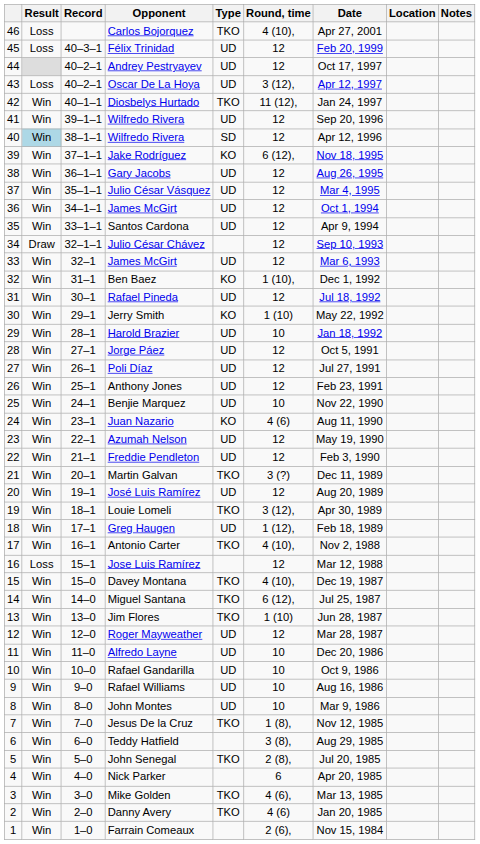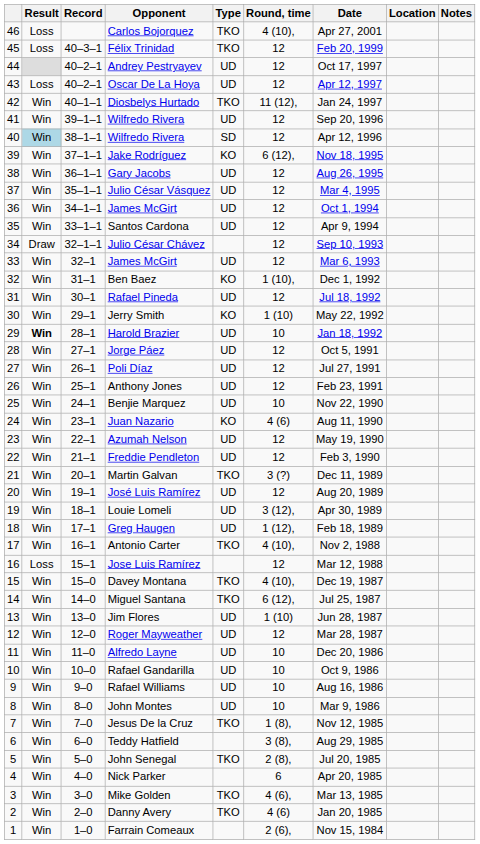(228, 48) UD -> (228, 48) TKO
(278, 84) 3 (12), -> (278, 84) 12
(42, 333) normal -> (42, 333) bold
(228, 510) TKO -> (228, 510) UD
(228, 617) TKO -> (228, 617) UD
